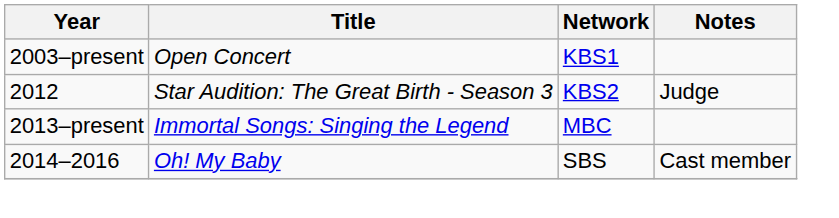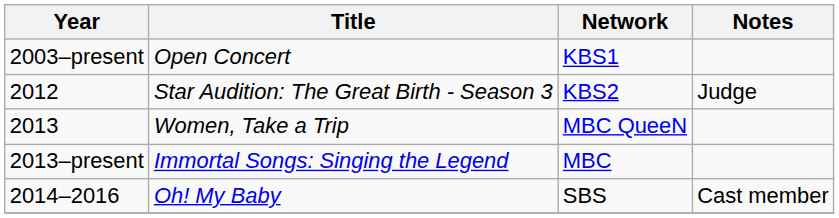+ row: (251, 126)
